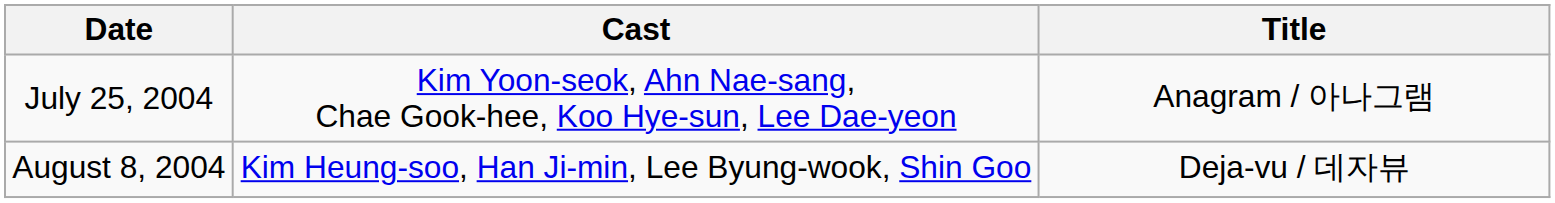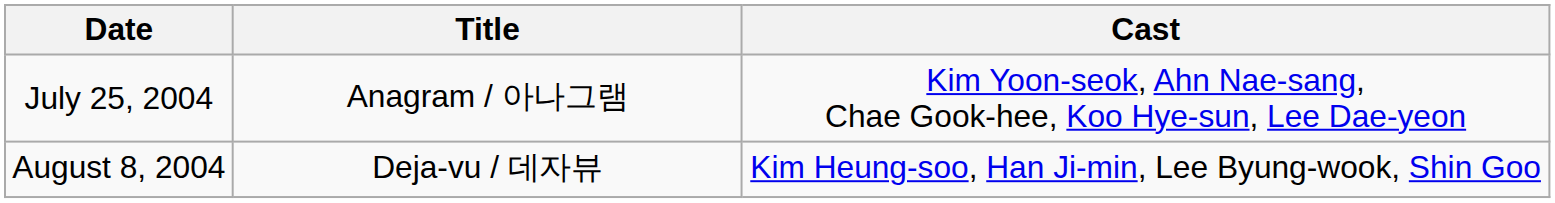columns swapped: (1294, 29) <-> (636, 29)
